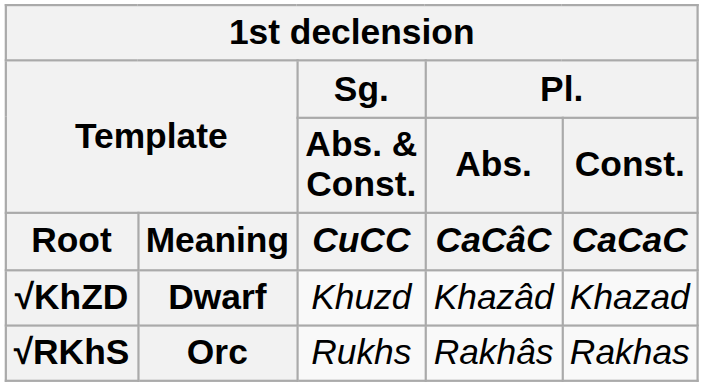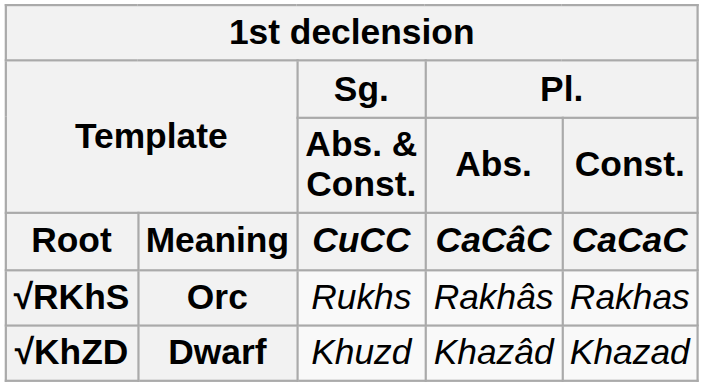rows swapped: (71, 296) <-> (71, 352)
